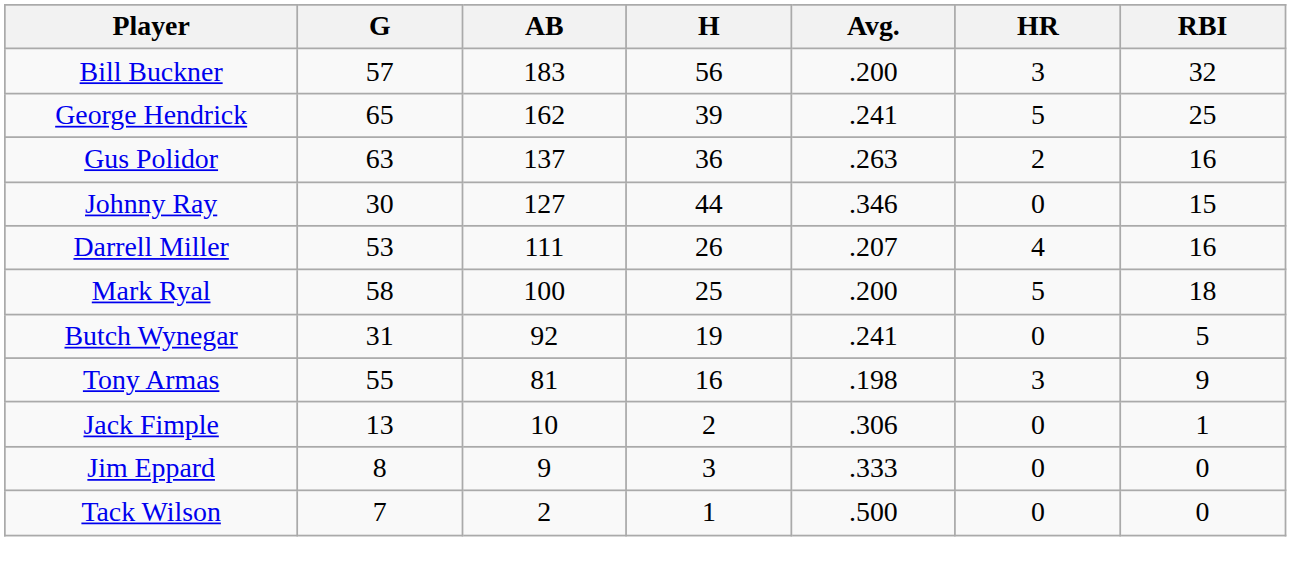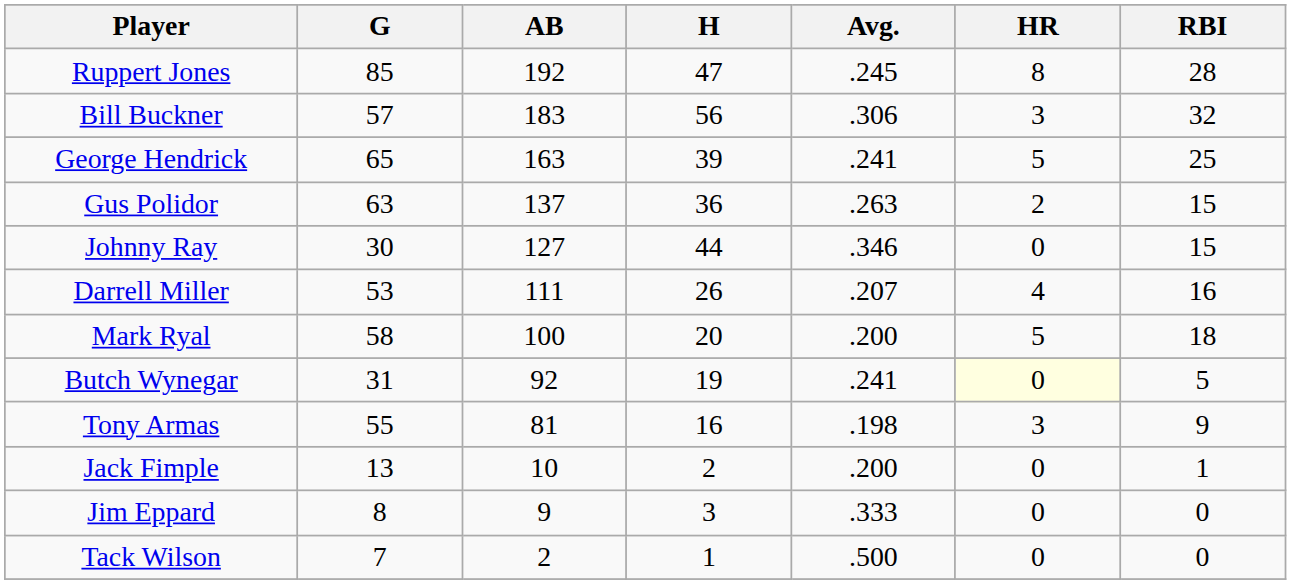+ row: (151, 70)
(873, 70) .200 -> (873, 114) .306
(544, 114) 162 -> (544, 159) 163
(1203, 159) 16 -> (1203, 203) 15
(709, 291) 25 -> (709, 335) 20
(1038, 335) no background -> (1038, 379) lightyellow background
(873, 423) .306 -> (873, 468) .200
